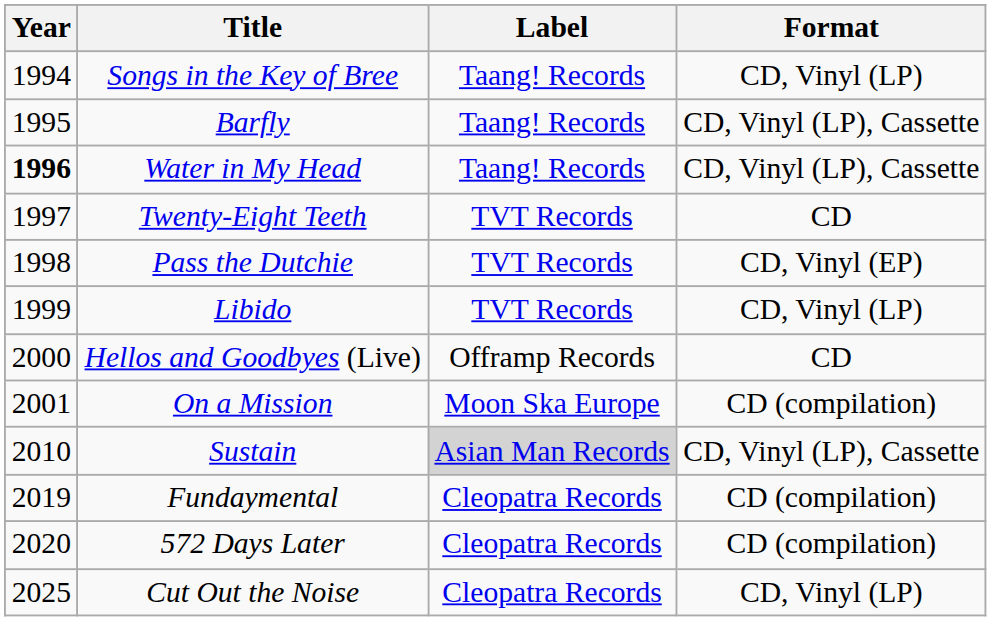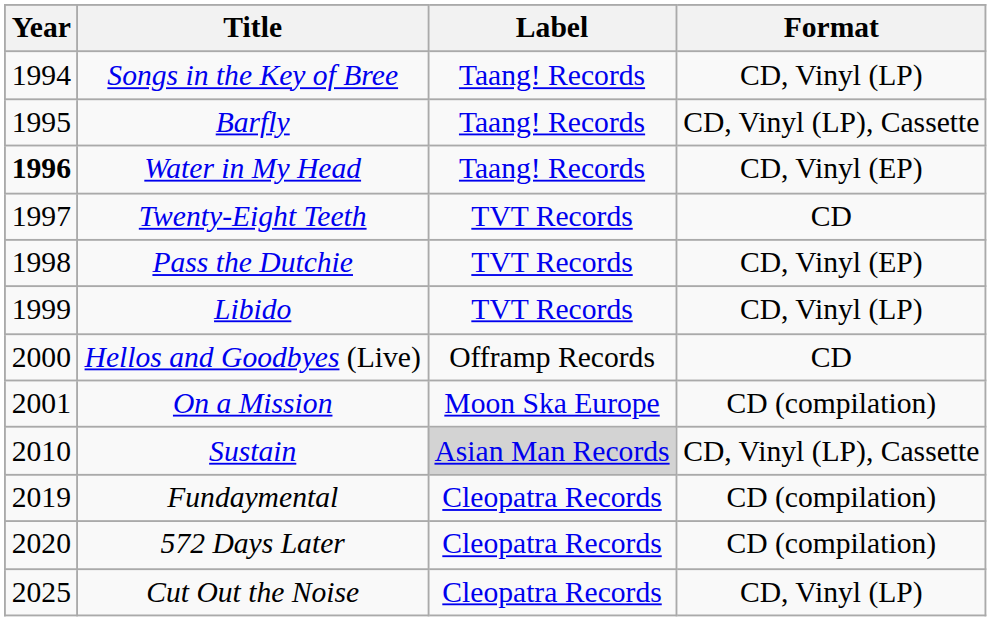(831, 168) CD, Vinyl (LP), Cassette -> (831, 168) CD, Vinyl (EP)
